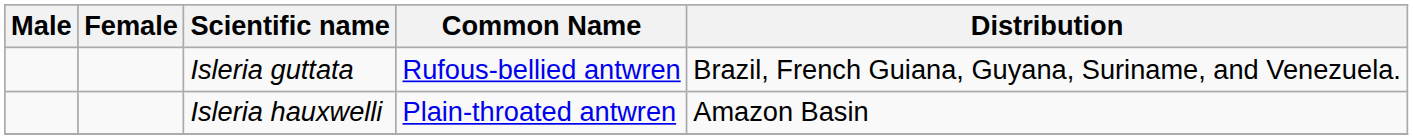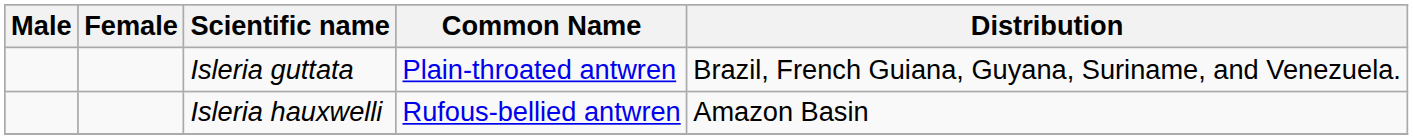(542, 69) Rufous-bellied antwren -> (539, 69) Plain-throated antwren
(539, 112) Plain-throated antwren -> (542, 112) Rufous-bellied antwren
